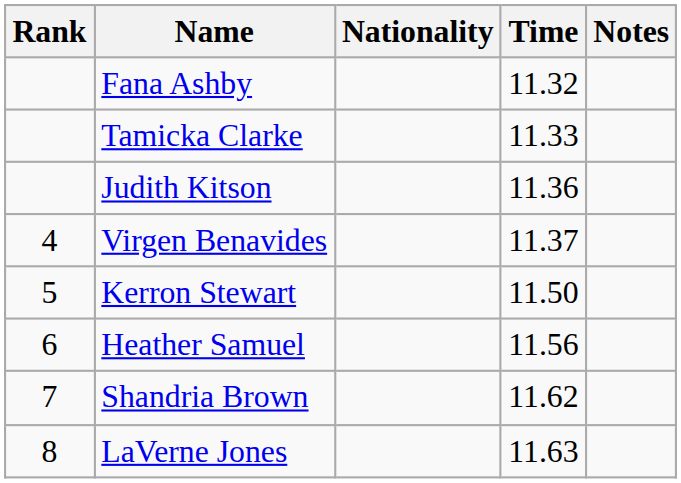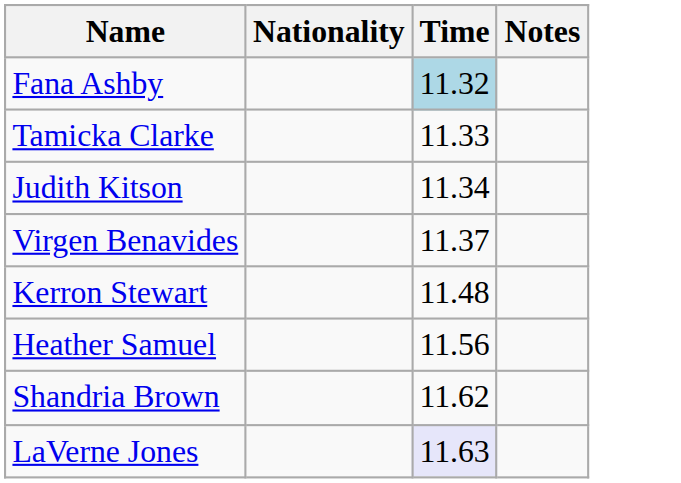- column: (49, 30)
(543, 83) no background -> (455, 83) lightblue background
(543, 188) 11.36 -> (455, 188) 11.34
(543, 292) 11.50 -> (455, 292) 11.48
(543, 449) no background -> (455, 449) lavender background
